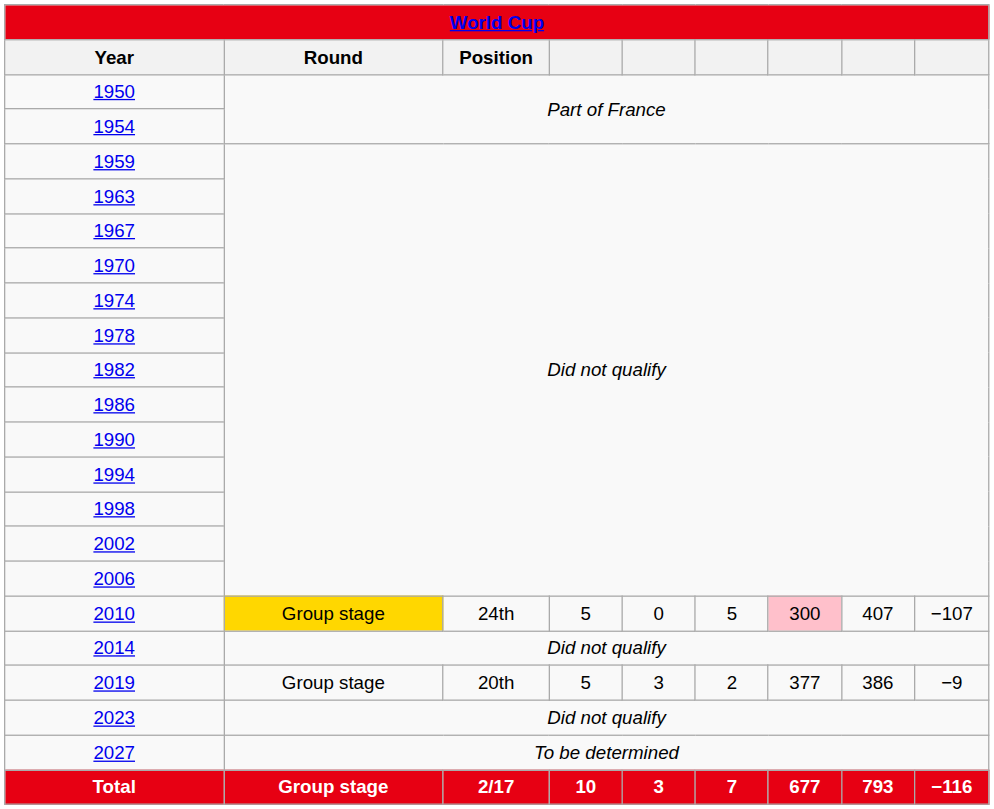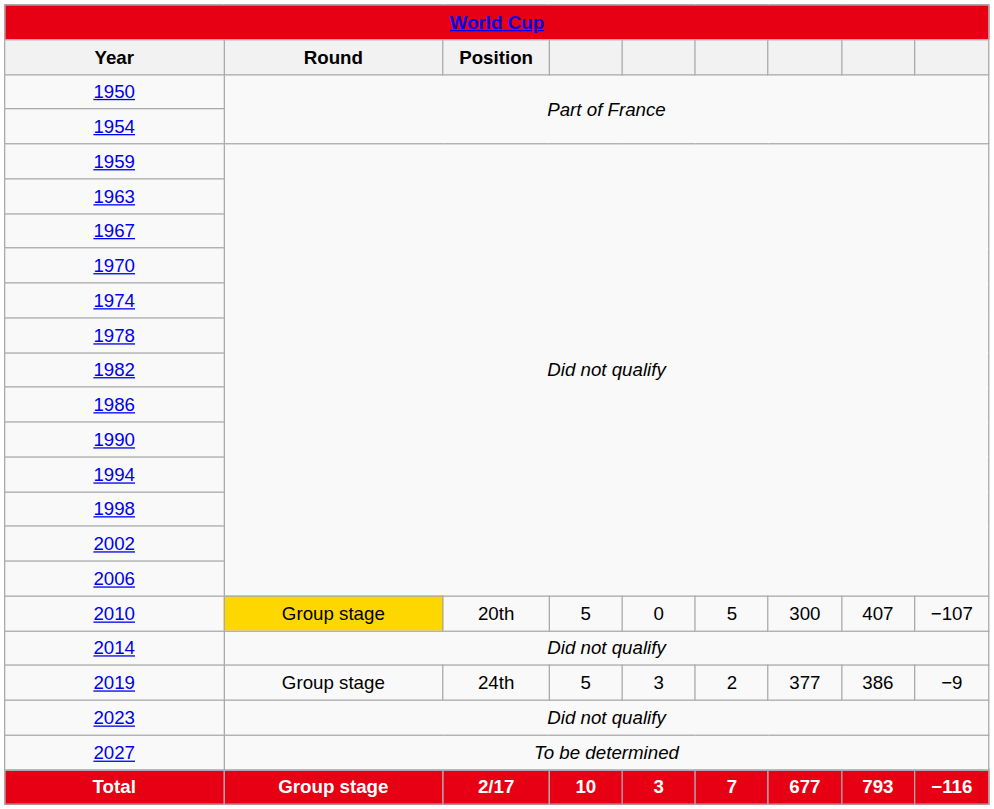(496, 614) 24th -> (496, 614) 20th
(805, 614) pink background -> (805, 614) no background
(496, 683) 20th -> (496, 683) 24th
